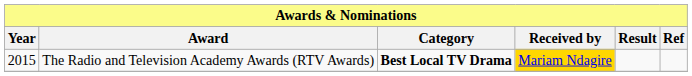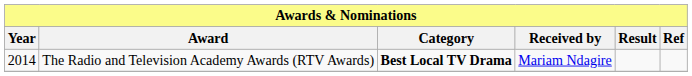(22, 60) 2015 -> (22, 60) 2014
(565, 60) gold background -> (565, 60) no background
